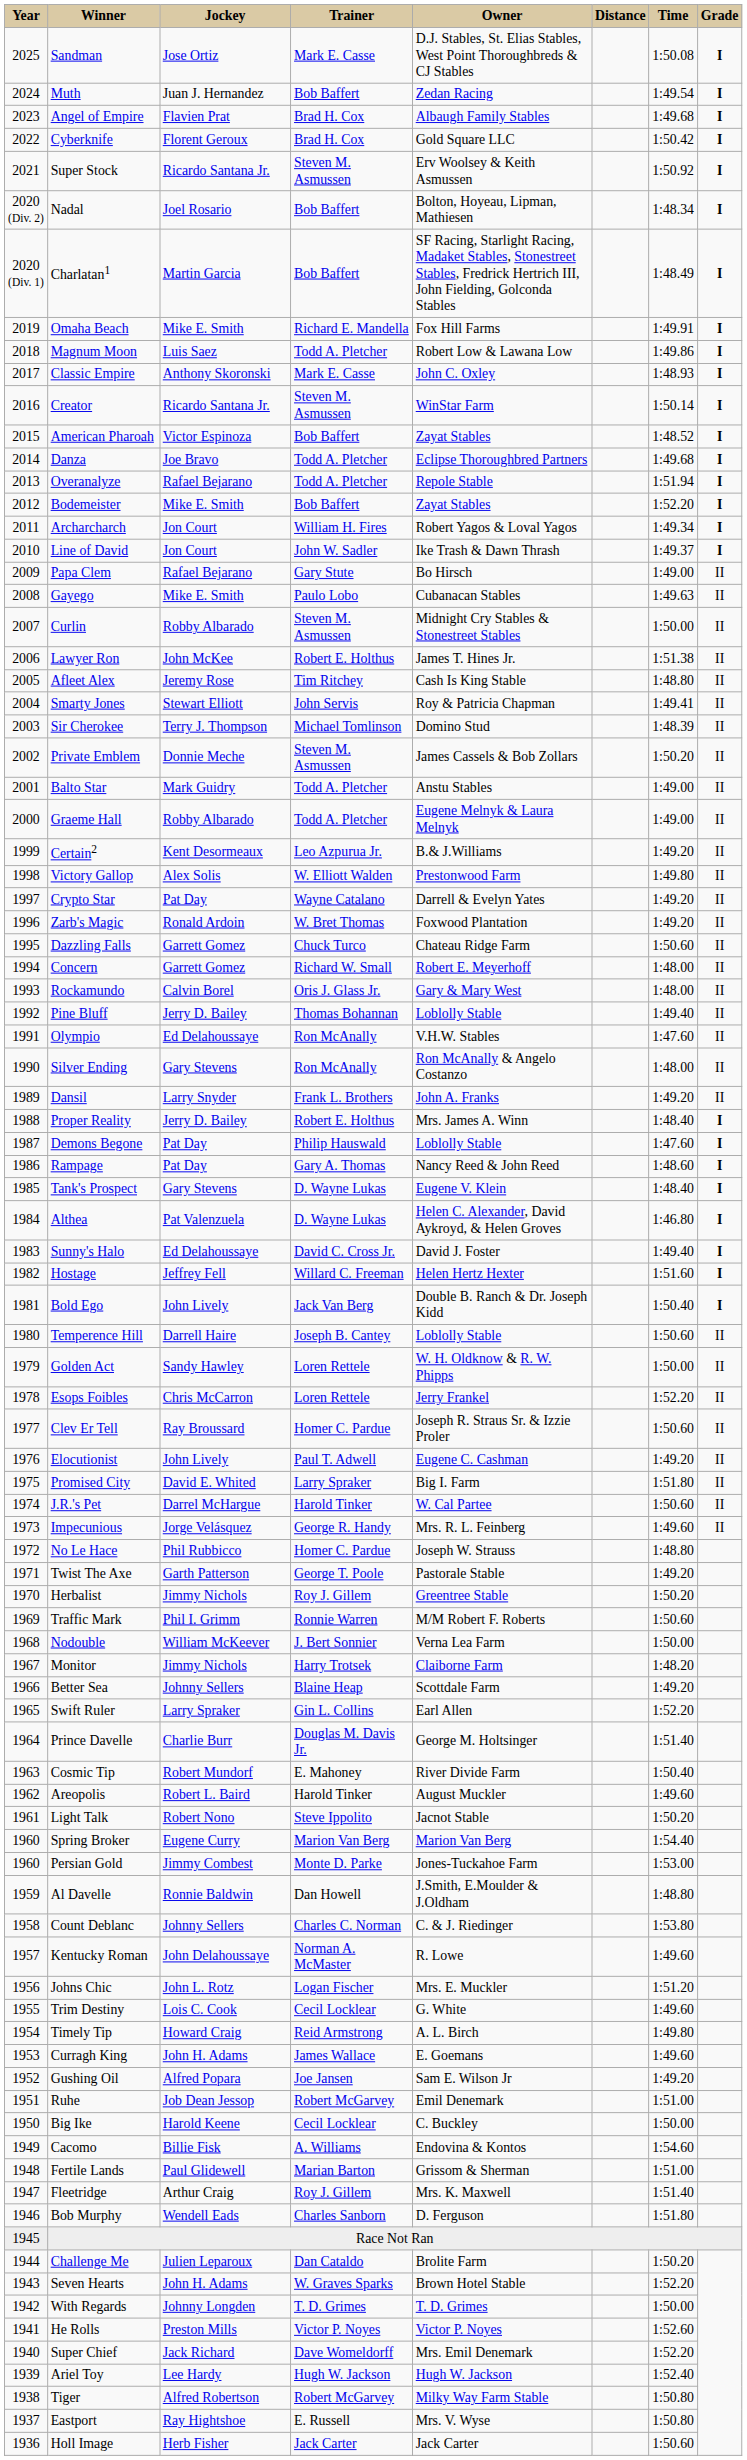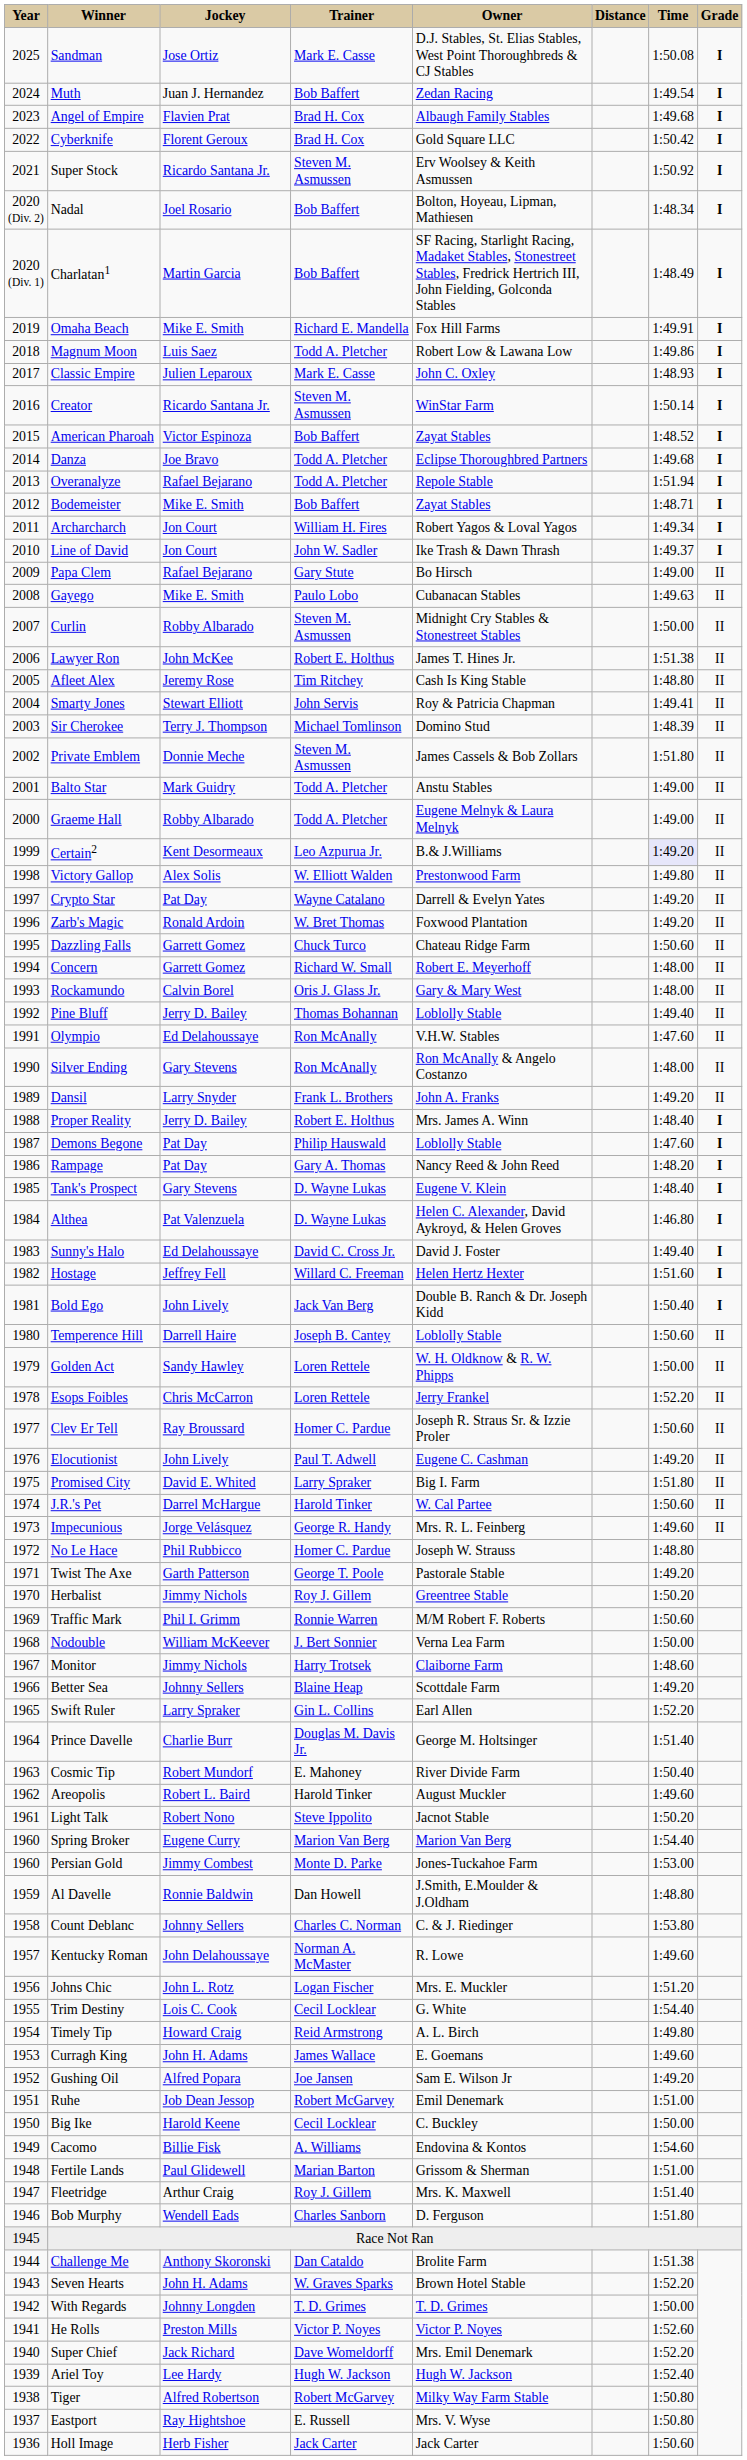(217, 374) Anthony Skoronski -> (207, 374) Julien Leparoux
(673, 505) 1:52.20 -> (673, 505) 1:48.71
(673, 757) 1:50.20 -> (673, 757) 1:51.80
(673, 852) no background -> (673, 852) lavender background
(673, 1166) 1:48.60 -> (673, 1166) 1:48.20
(673, 1665) 1:48.20 -> (673, 1665) 1:48.60
(673, 2010) 1:49.60 -> (673, 2010) 1:54.40
(207, 2261) Julien Leparoux -> (217, 2261) Anthony Skoronski
(673, 2261) 1:50.20 -> (673, 2261) 1:51.38
